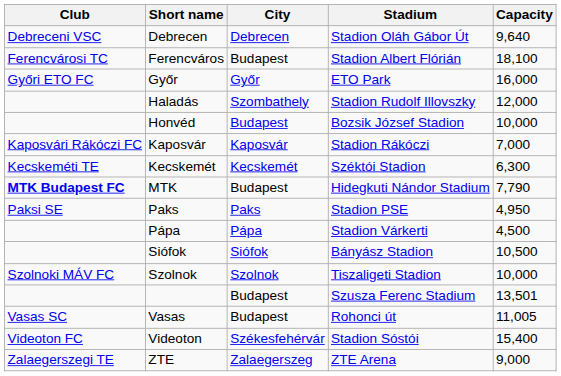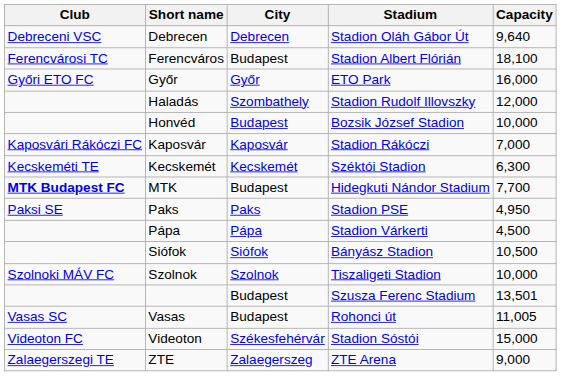(513, 187) 7,790 -> (513, 187) 7,700
(517, 338) 15,400 -> (517, 338) 15,000
